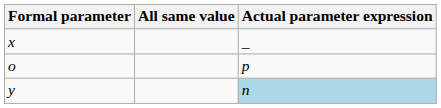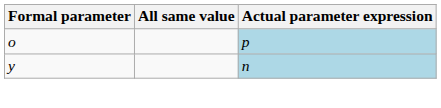- row: (12, 41)
(246, 66) no background -> (246, 41) lightblue background
